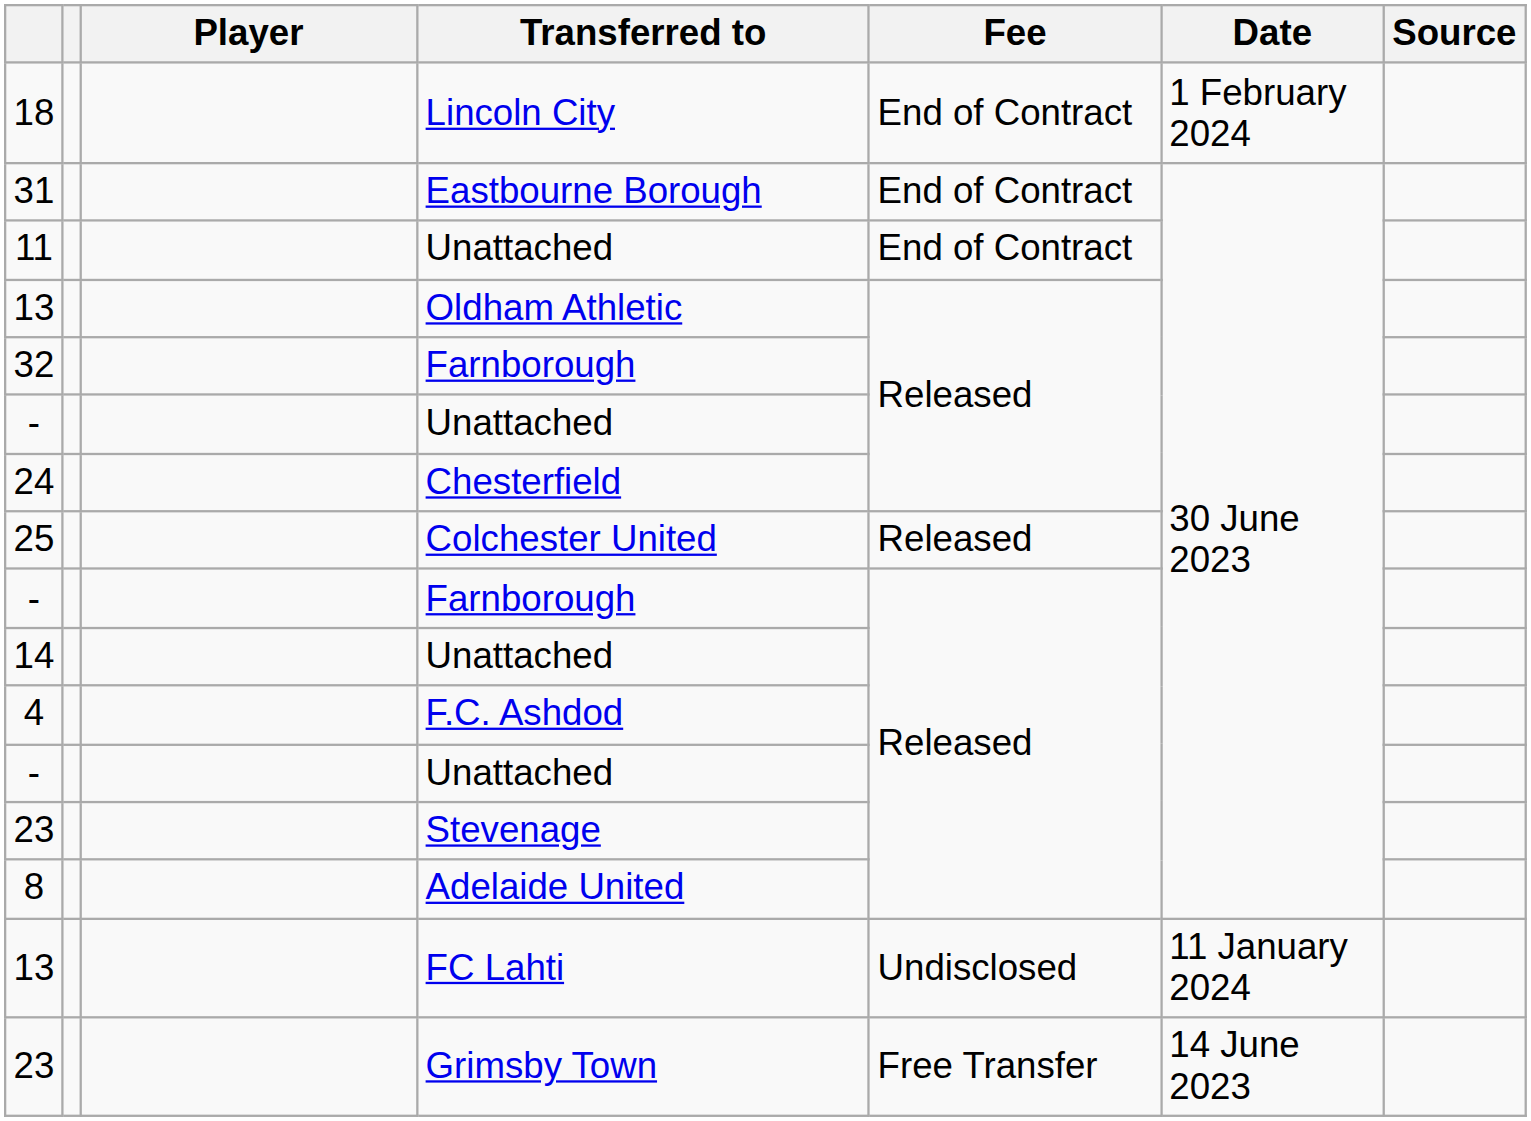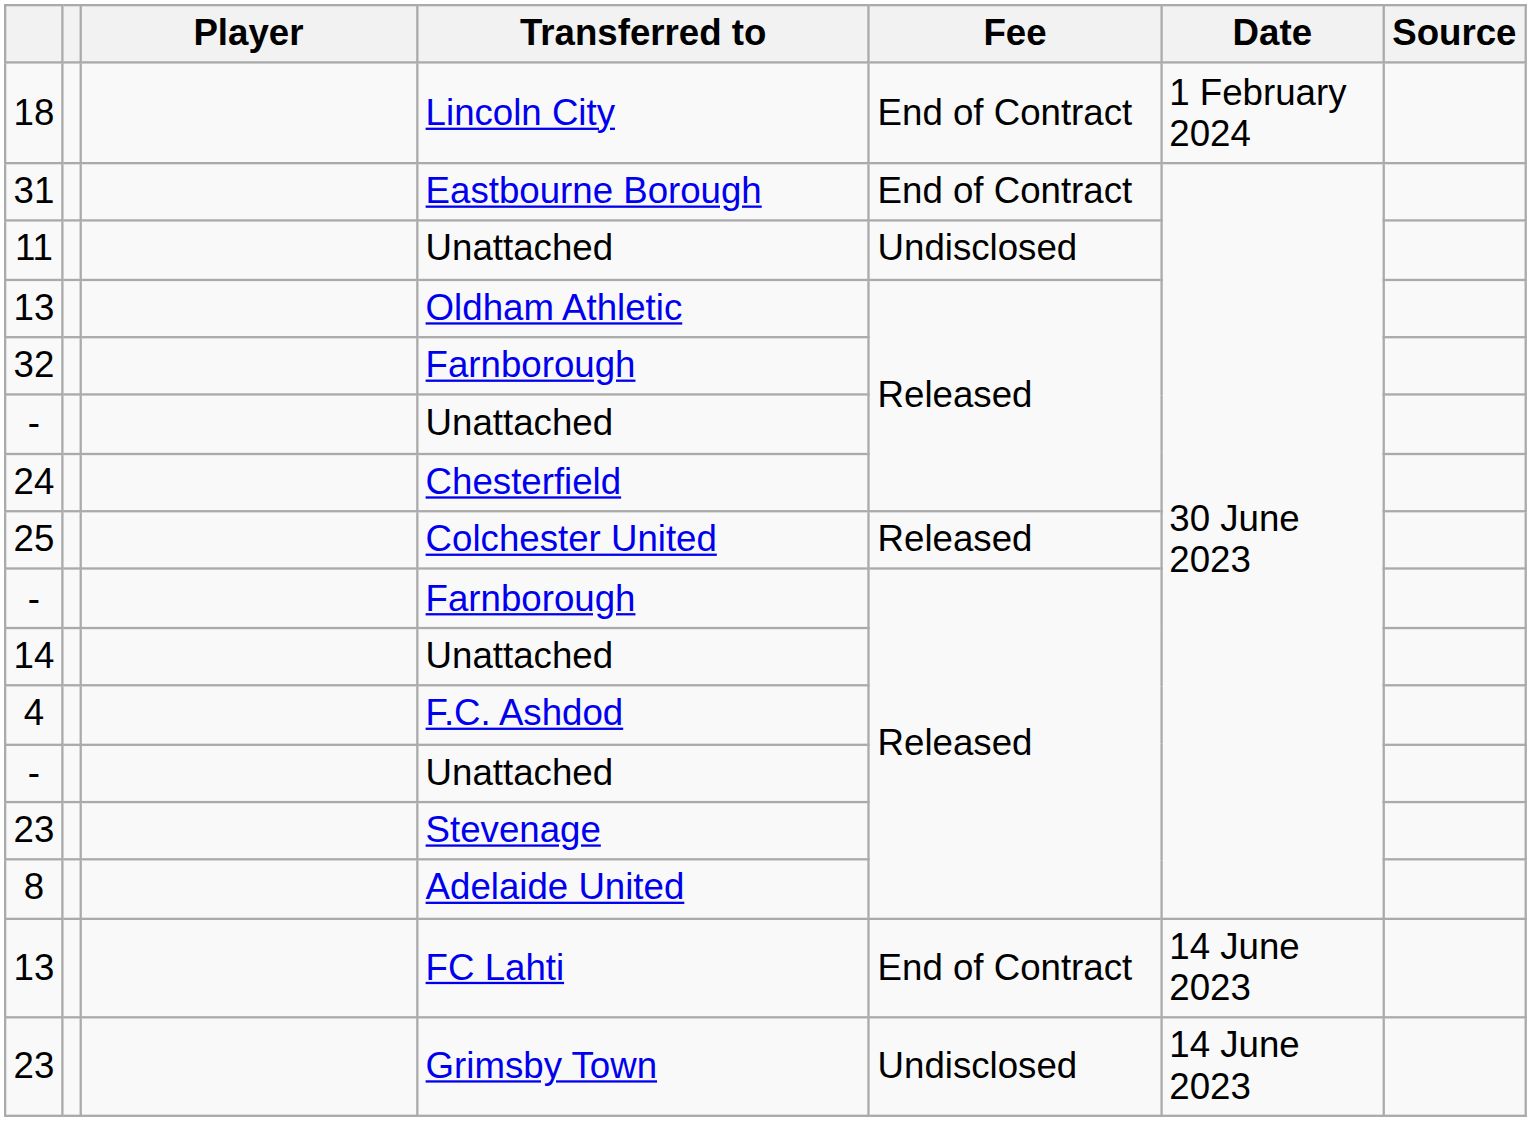(1005, 249) End of Contract -> (977, 249) Undisclosed
(977, 967) Undisclosed -> (1005, 967) End of Contract
(1259, 967) 11 January 2024 -> (1234, 967) 14 June 2023
(988, 1066) Free Transfer -> (977, 1066) Undisclosed
